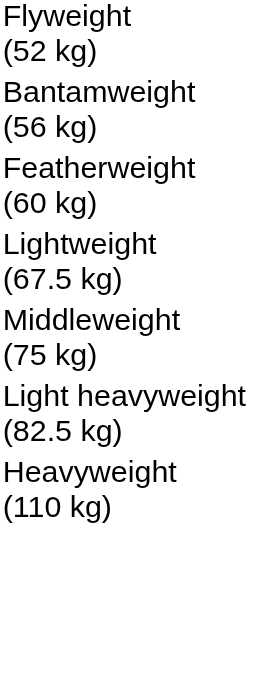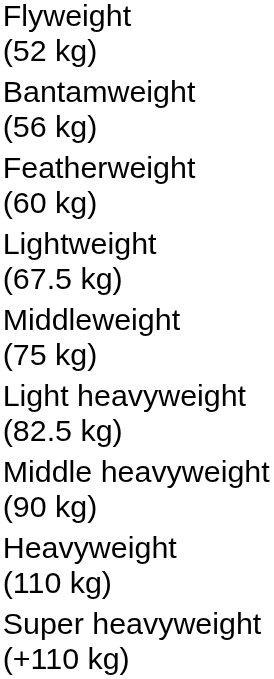+ row: (136, 489)
+ row: (132, 641)
